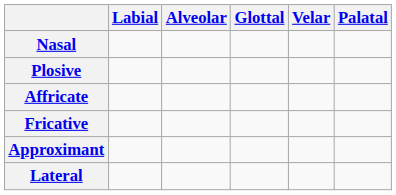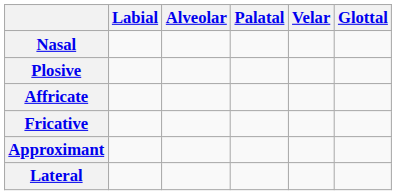columns swapped: (363, 17) <-> (259, 17)
